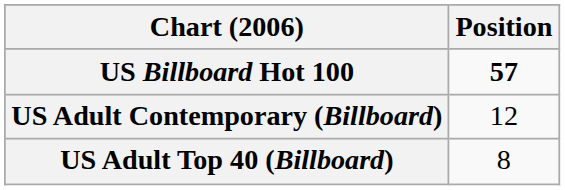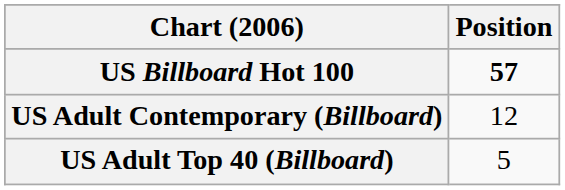(504, 160) 8 -> (504, 160) 5
